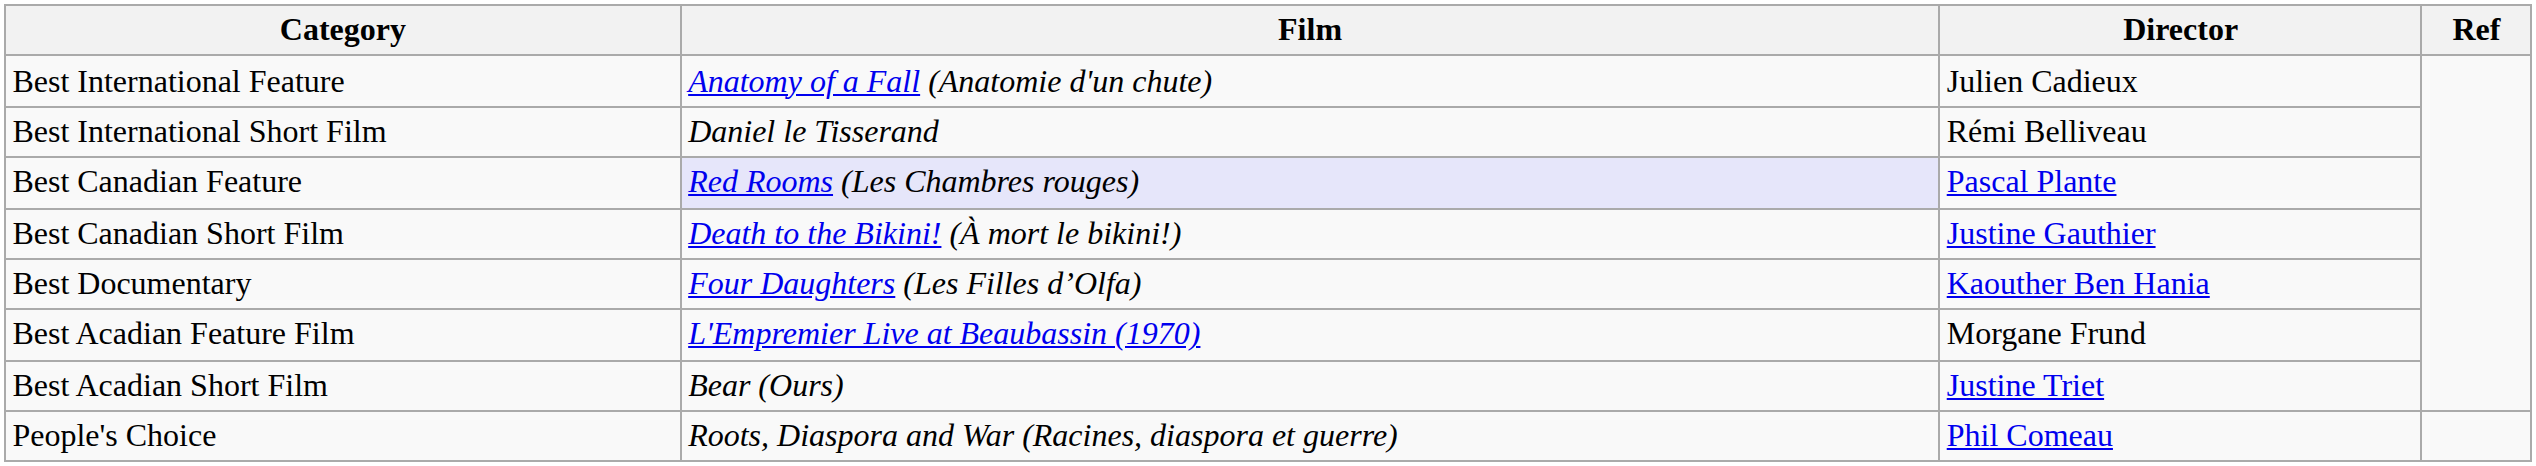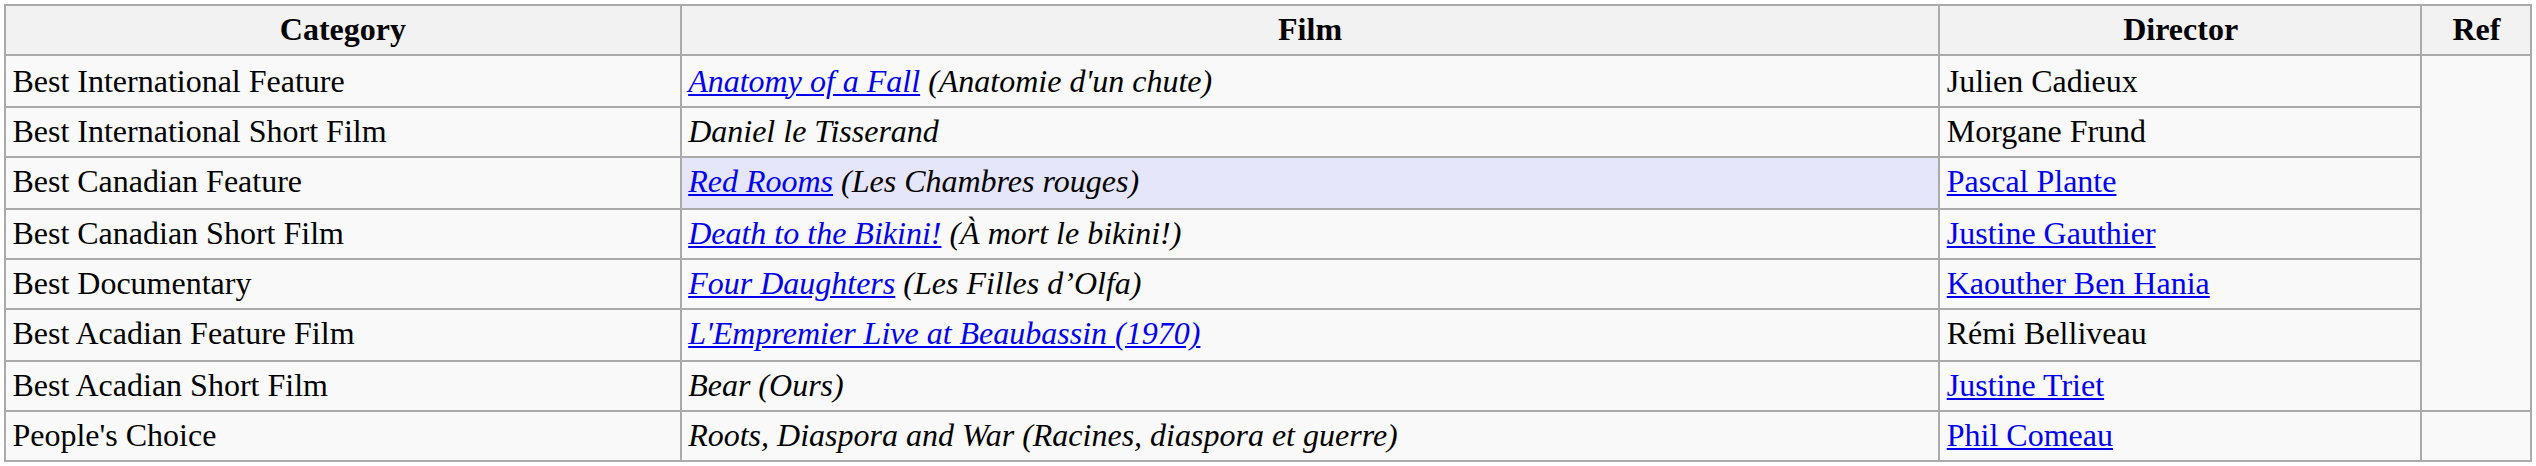(2047, 131) Rémi Belliveau -> (2046, 131) Morgane Frund
(2046, 334) Morgane Frund -> (2047, 334) Rémi Belliveau
